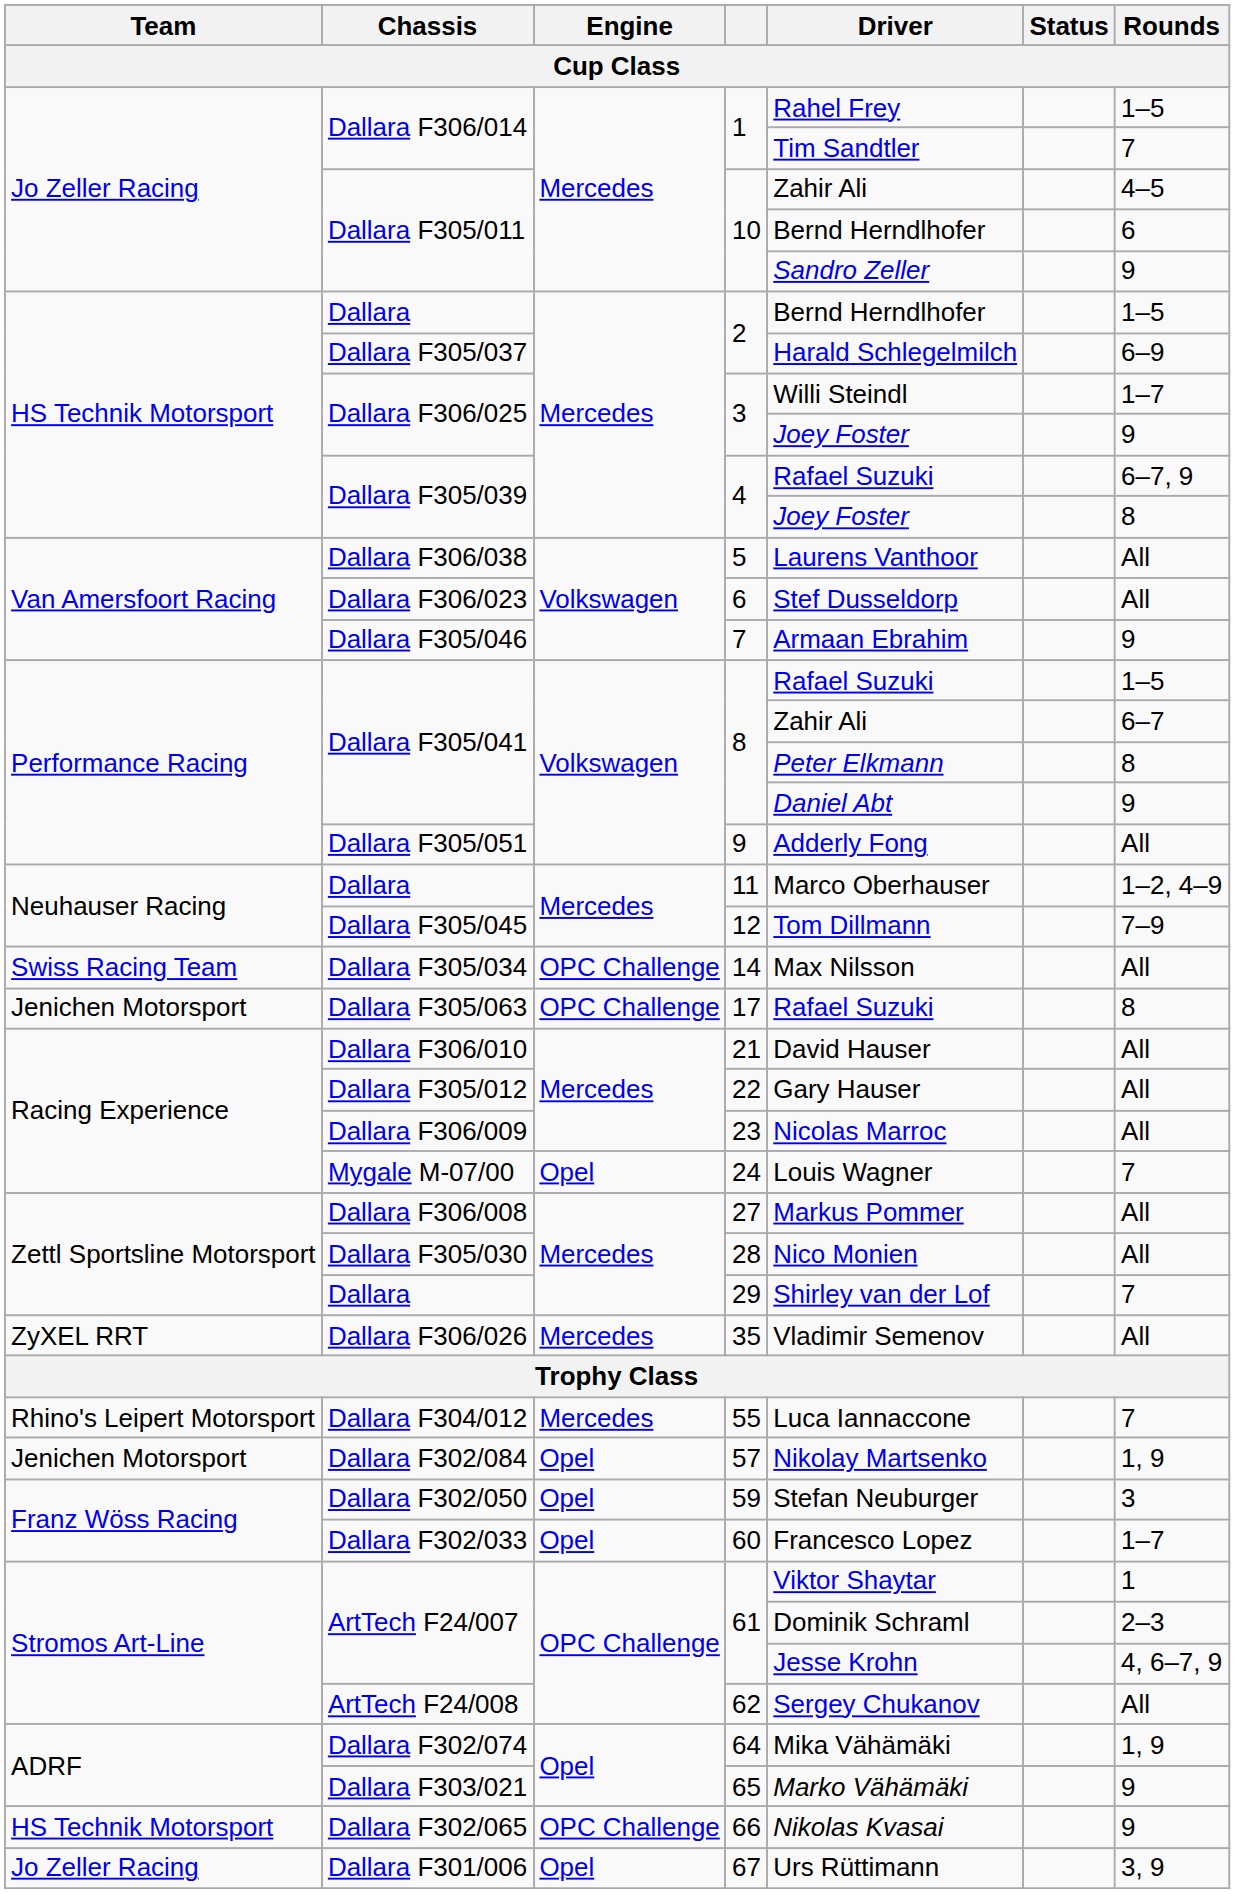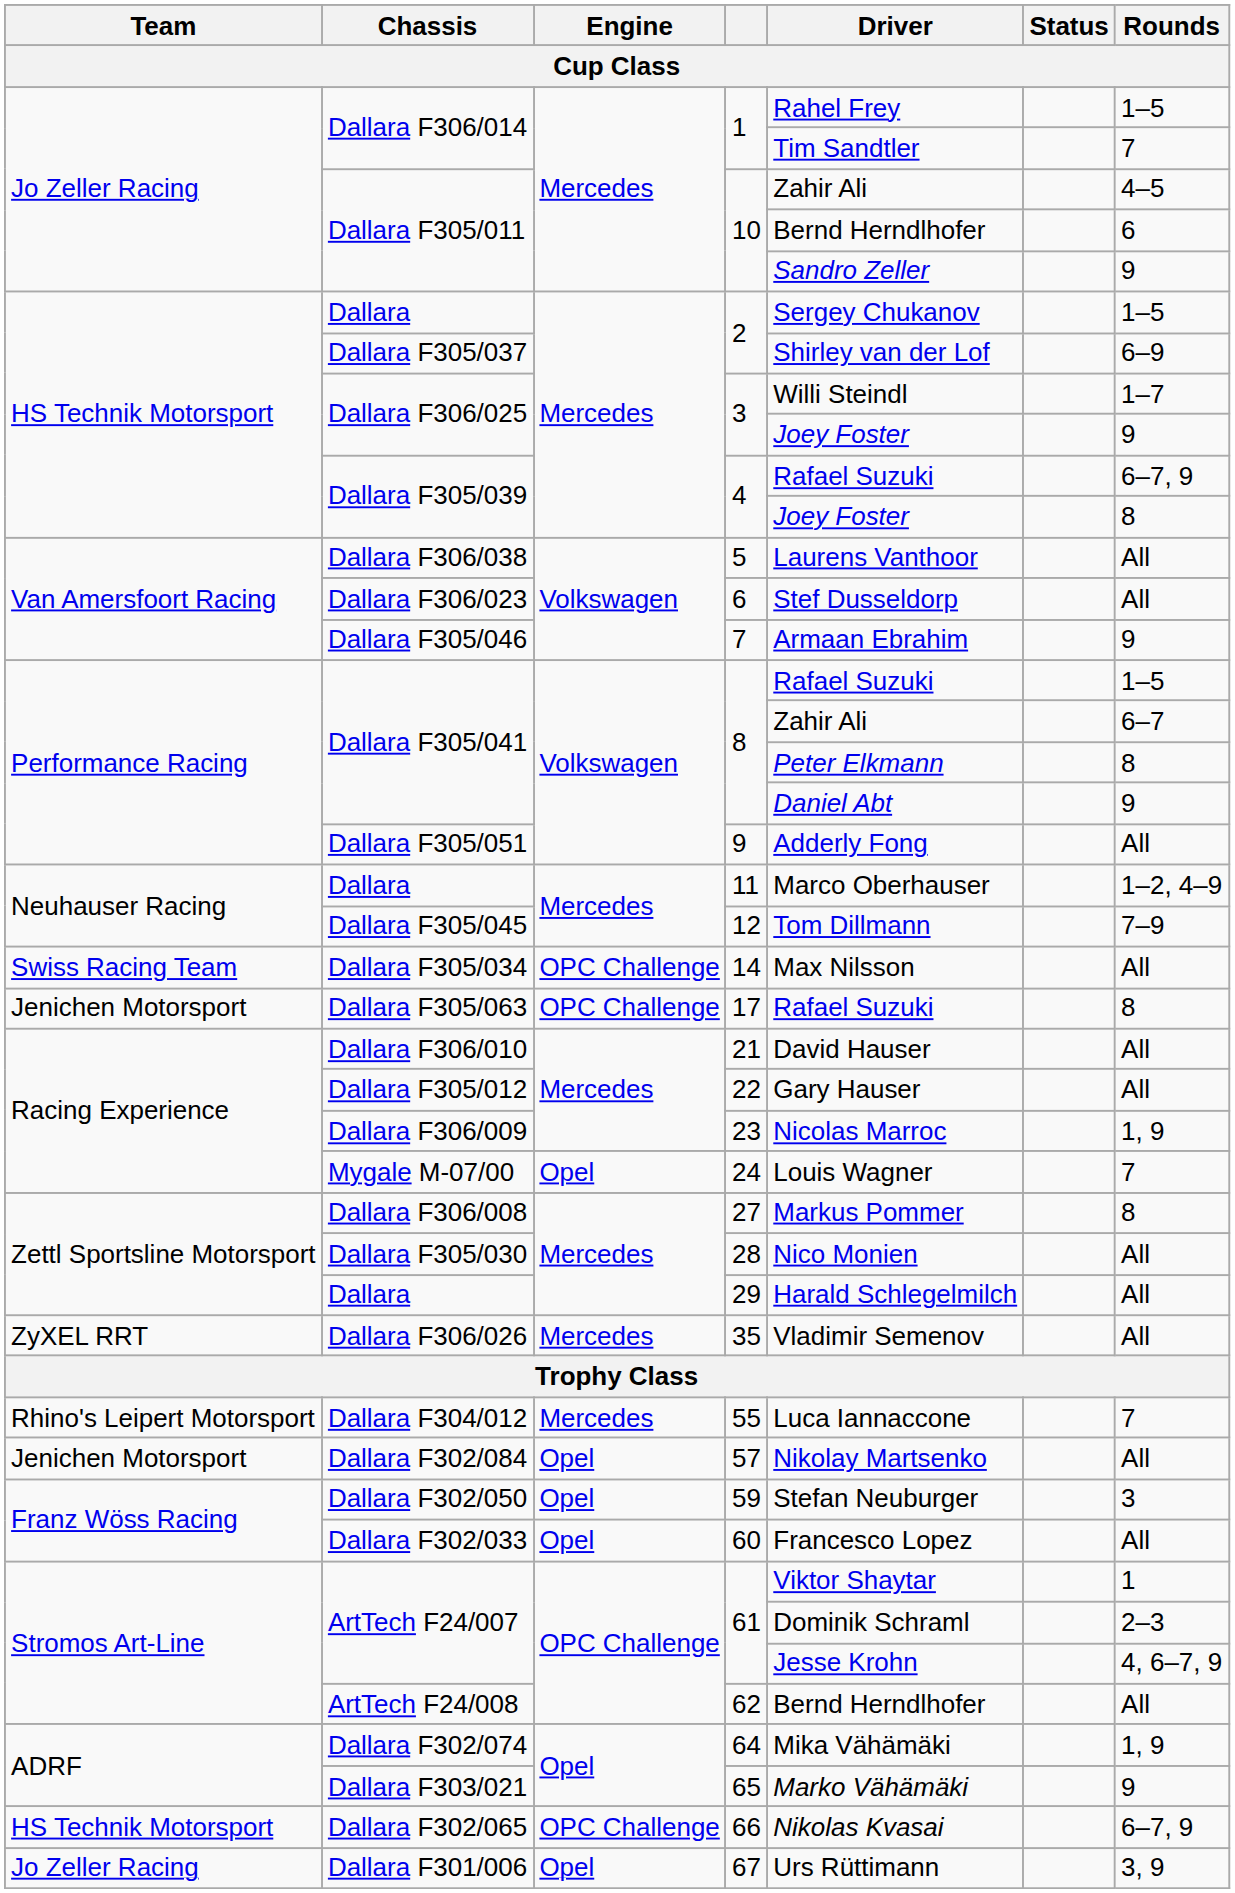(879, 312) Bernd Herndlhofer -> (876, 312) Sergey Chukanov
(895, 353) Harald Schlegelmilch -> (882, 353) Shirley van der Lof
(1136, 1131) All -> (1143, 1131) 1, 9
(1136, 1212) All -> (1128, 1212) 8
(882, 1294) Shirley van der Lof -> (895, 1294) Harald Schlegelmilch
(1128, 1294) 7 -> (1136, 1294) All
(1143, 1458) 1, 9 -> (1136, 1458) All
(1143, 1540) 1–7 -> (1136, 1540) All
(876, 1704) Sergey Chukanov -> (879, 1704) Bernd Herndlhofer
(1128, 1827) 9 -> (1157, 1827) 6–7, 9
